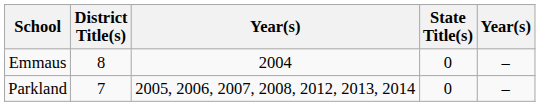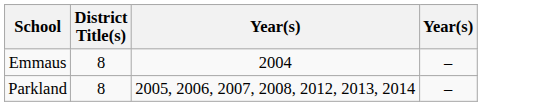- column: (448, 26)
(101, 88) 7 -> (101, 88) 8
